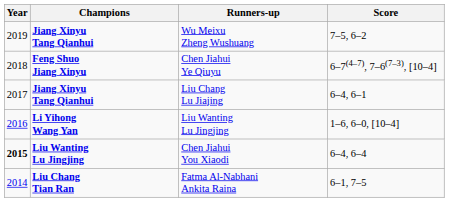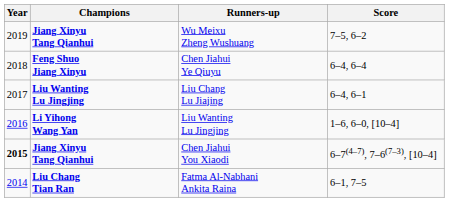(383, 65) 6–7(4–7), 7–6(7–3), [10–4] -> (348, 66) 6–4, 6–4
(63, 95) Jiang Xinyu Tang Qianhui -> (60, 95) Liu Wanting Lu Jingjing
(60, 154) Liu Wanting Lu Jingjing -> (63, 154) Jiang Xinyu Tang Qianhui
(348, 154) 6–4, 6–4 -> (383, 154) 6–7(4–7), 7–6(7–3), [10–4]
